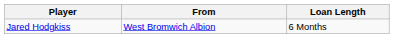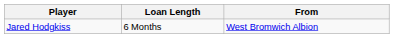columns swapped: (204, 12) <-> (338, 12)
